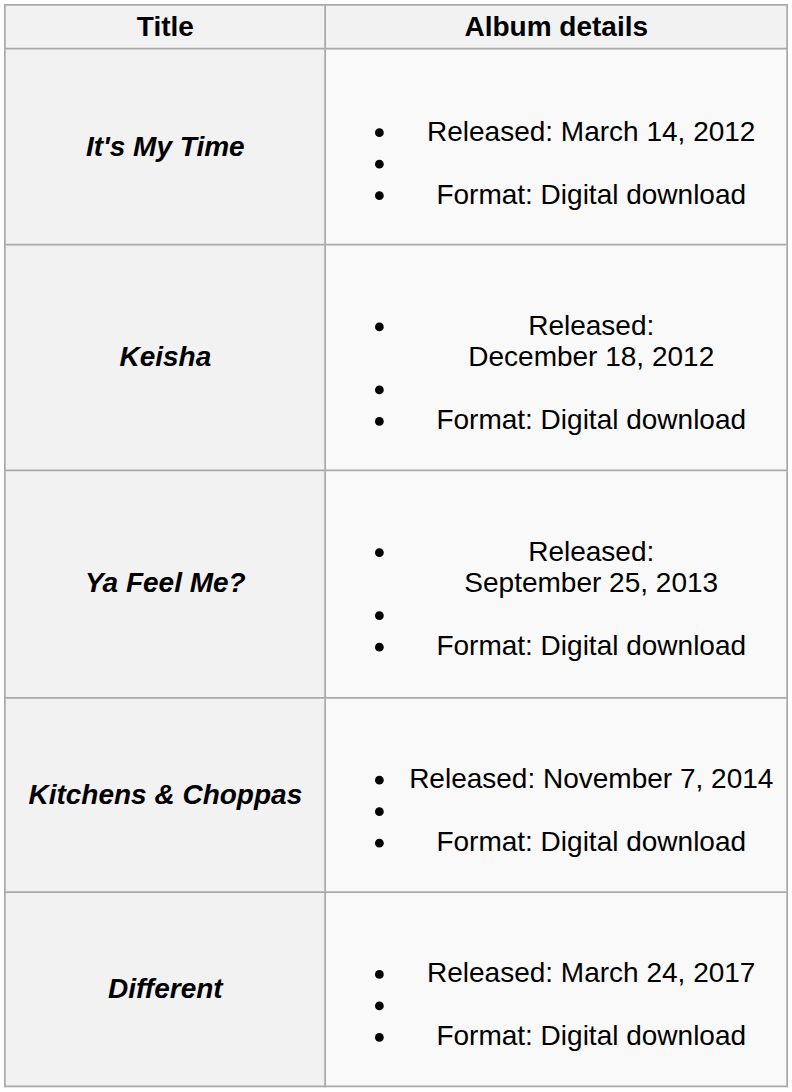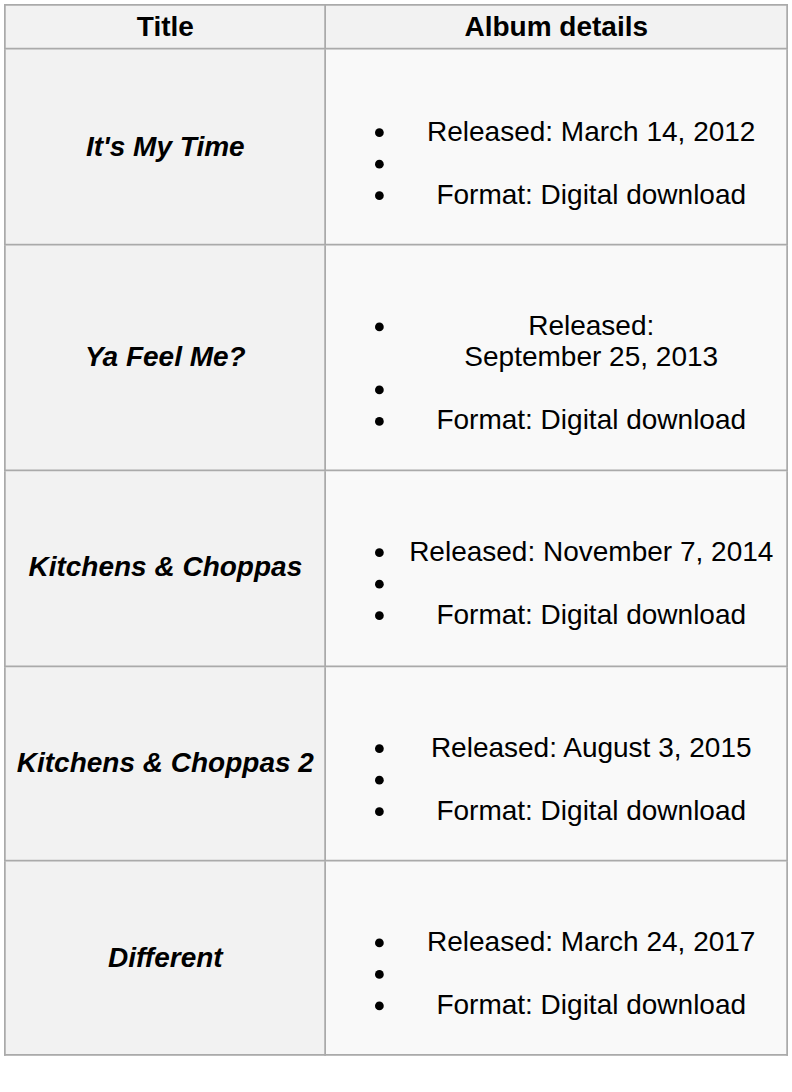- row: (165, 357)
+ row: (165, 762)
